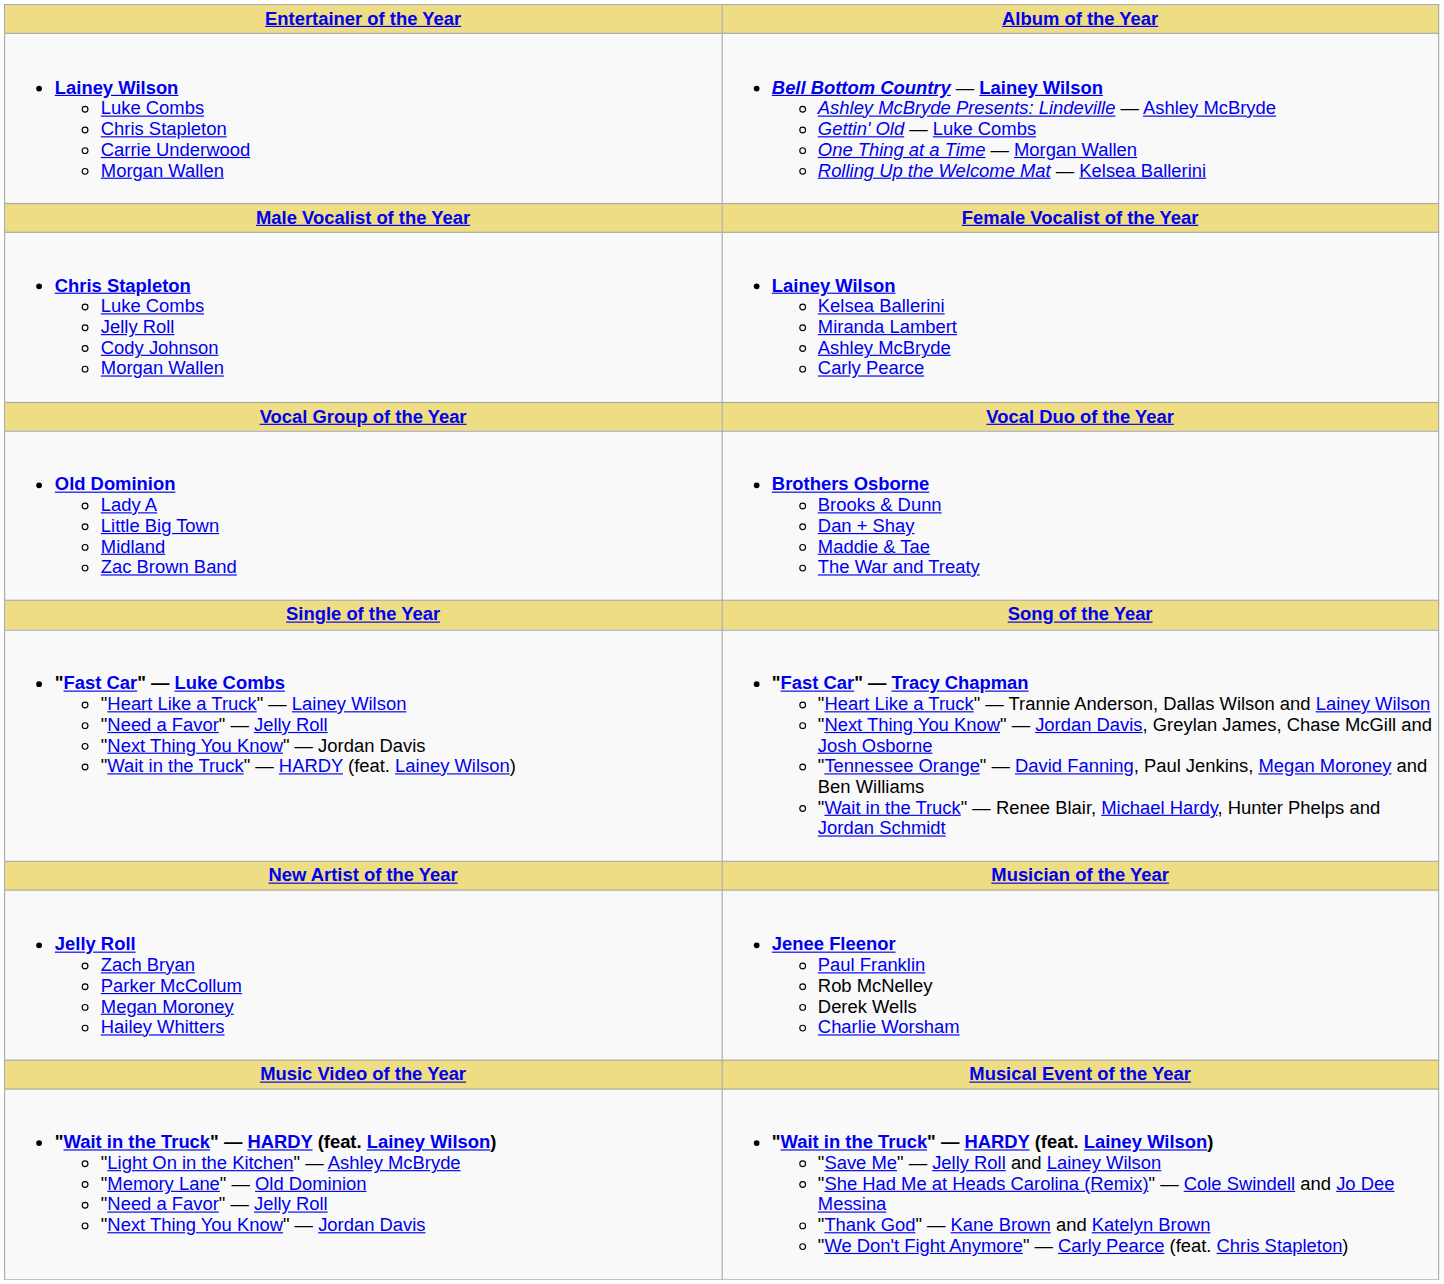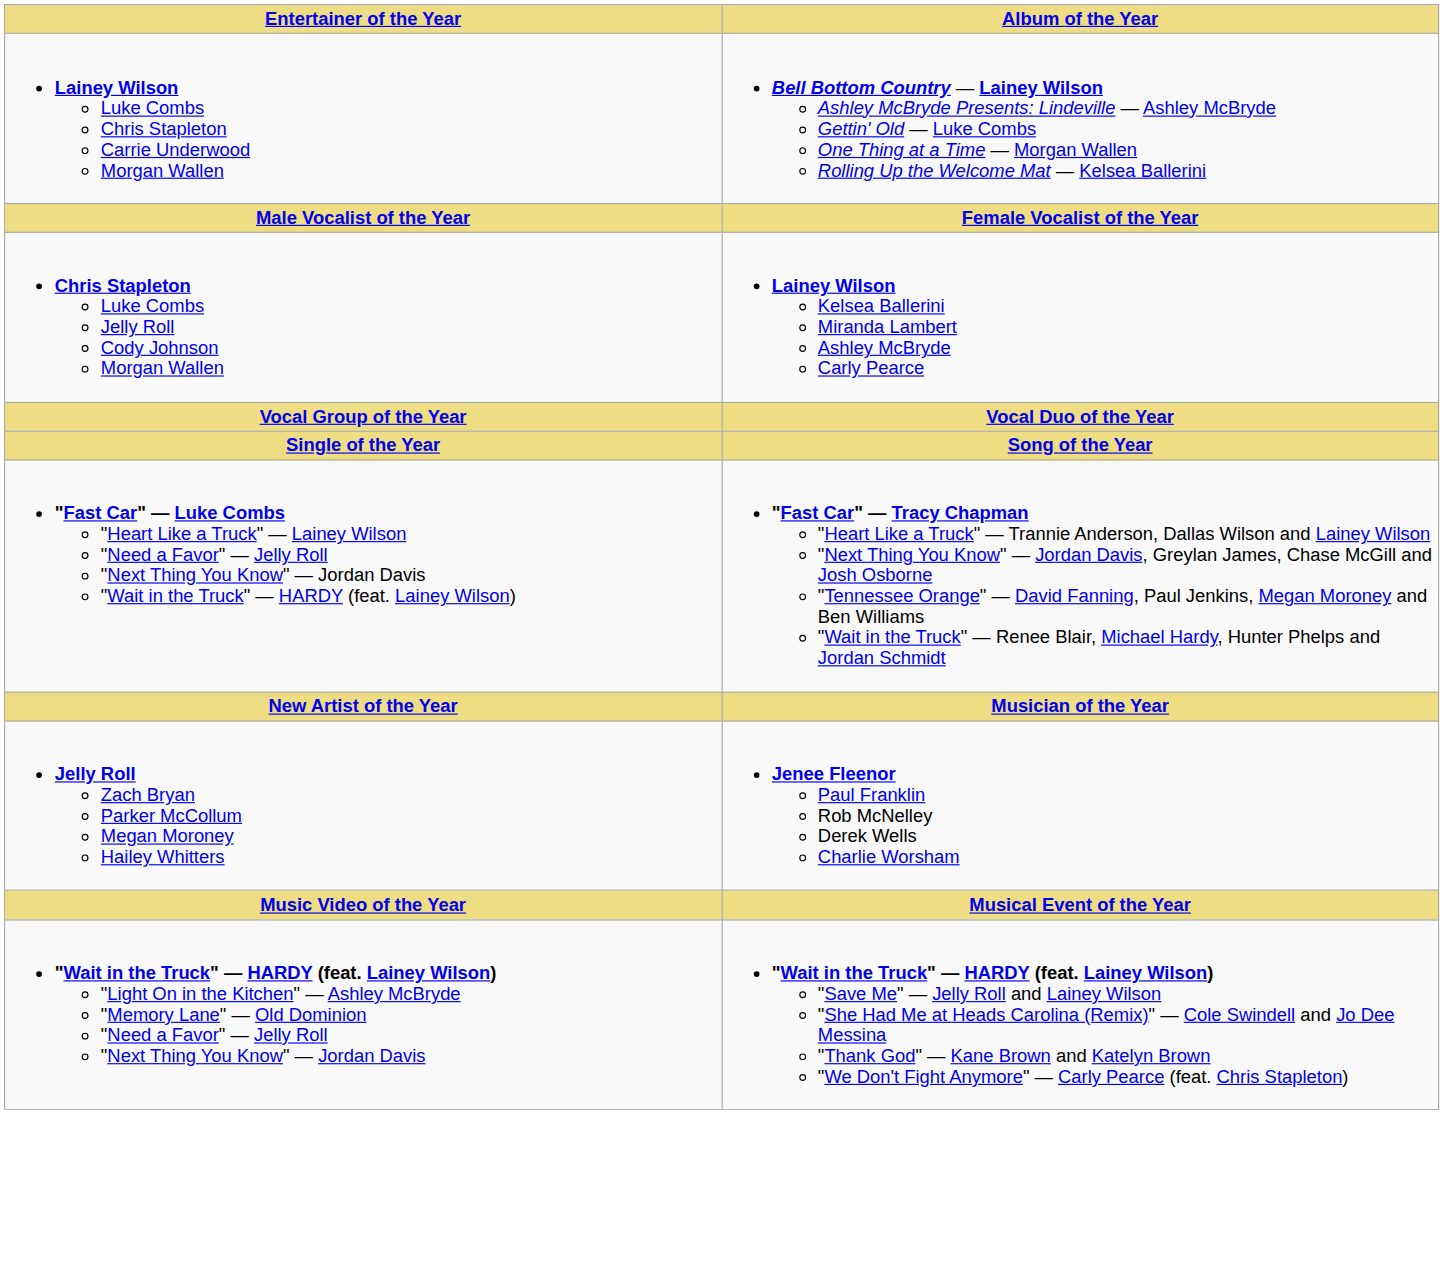- row: (363, 526)
